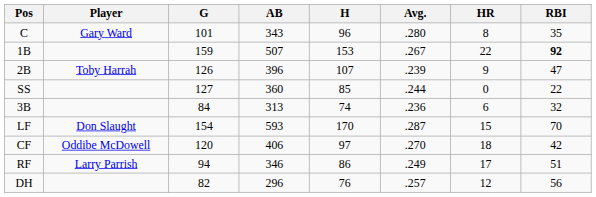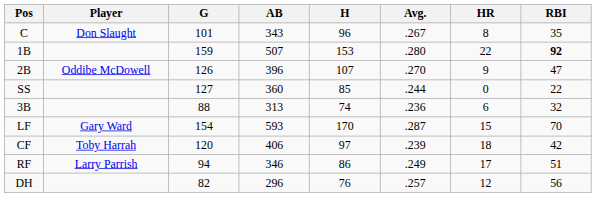(106, 32) Gary Ward -> (106, 32) Don Slaught
(415, 32) .280 -> (415, 32) .267
(415, 51) .267 -> (415, 51) .280
(106, 70) Toby Harrah -> (106, 70) Oddibe McDowell
(415, 70) .239 -> (415, 70) .270
(204, 107) 84 -> (204, 107) 88
(106, 126) Don Slaught -> (106, 126) Gary Ward
(106, 145) Oddibe McDowell -> (106, 145) Toby Harrah
(415, 145) .270 -> (415, 145) .239
